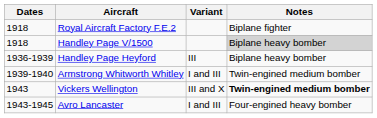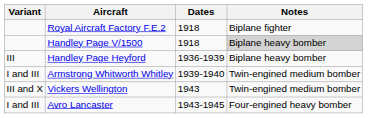columns swapped: (30, 12) <-> (206, 12)
(299, 89) bold -> (295, 89) normal
